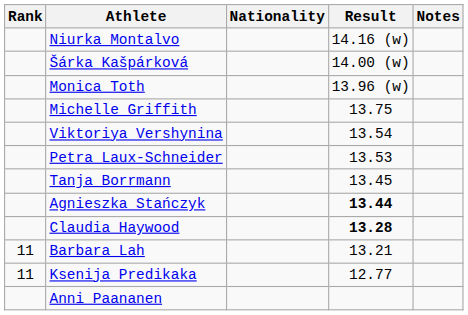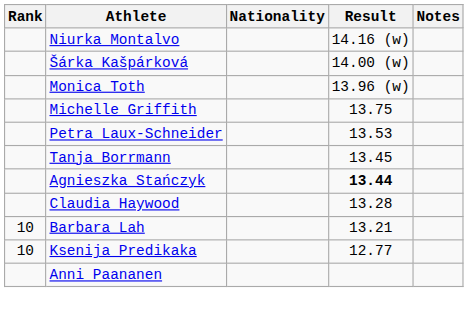- row: (136, 134)
(371, 228) bold -> (371, 204) normal
(25, 251) 11 -> (25, 228) 10
(25, 275) 11 -> (25, 251) 10
